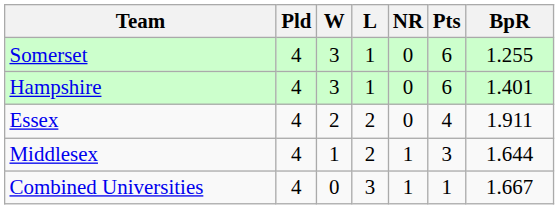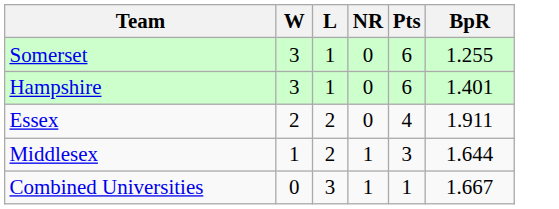- column: (296, 21)
